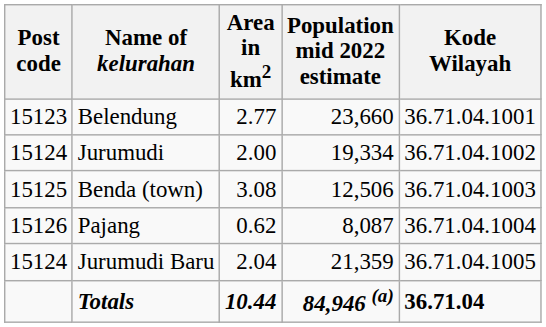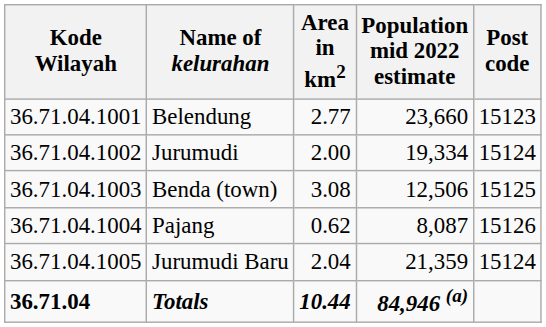columns swapped: (470, 51) <-> (39, 51)
